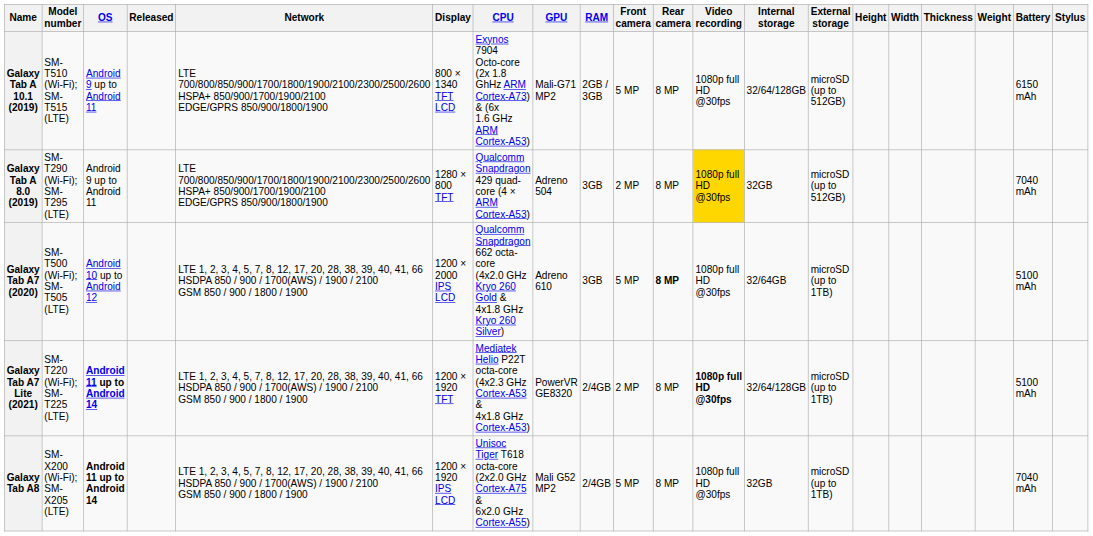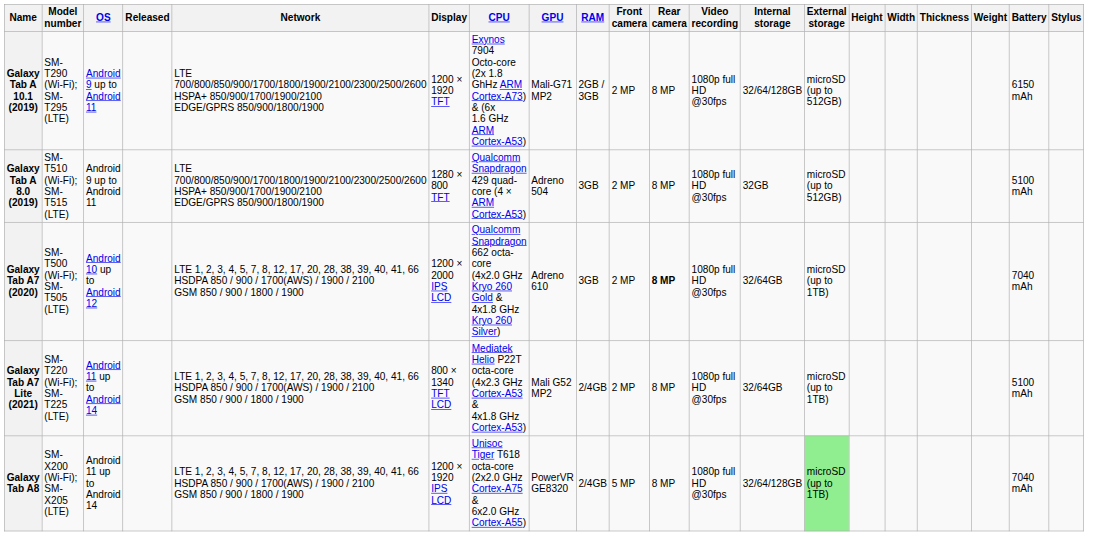(61, 90) SM-T510 (Wi-Fi); SM-T515 (LTE) -> (61, 90) SM-T290 (Wi-Fi); SM-T295 (LTE)
(448, 90) 800 × 1340 TFT LCD -> (447, 90) 1200 × 1920 TFT
(627, 90) 5 MP -> (623, 90) 2 MP
(61, 186) SM-T290 (Wi-Fi); SM-T295 (LTE) -> (61, 186) SM-T510 (Wi-Fi); SM-T515 (LTE)
(717, 186) gold background -> (713, 186) no background
(1027, 186) 7040 mAh -> (1023, 186) 5100 mAh
(627, 281) 5 MP -> (623, 281) 2 MP
(1027, 281) 5100 mAh -> (1023, 281) 7040 mAh
(105, 388) bold -> (103, 388) normal
(451, 388) 1200 × 1920 TFT -> (444, 388) 800 × 1340 TFT LCD
(556, 388) PowerVR GE8320 -> (551, 388) Mali G52 MP2
(719, 388) bold -> (713, 388) normal
(776, 388) 32/64/128GB -> (763, 388) 32/64GB
(105, 483) bold -> (103, 483) normal
(555, 483) Mali G52 MP2 -> (553, 483) PowerVR GE8320
(760, 483) 32GB -> (772, 483) 32/64/128GB
(830, 483) no background -> (826, 483) lightgreen background
